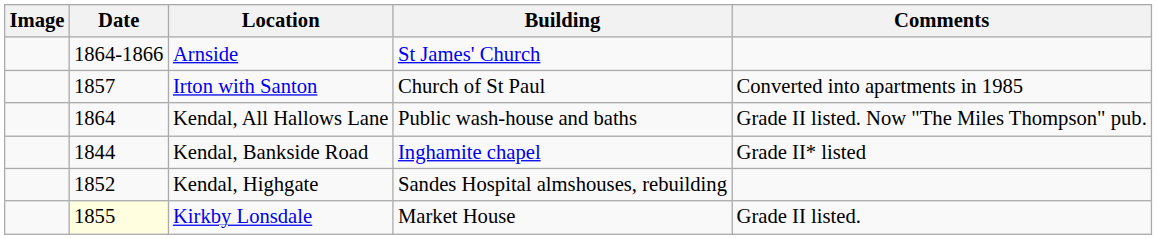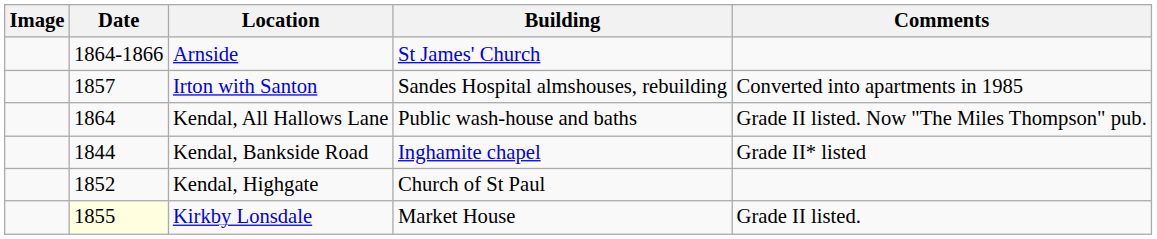(472, 86) Church of St Paul -> (562, 86) Sandes Hospital almshouses, rebuilding
(562, 184) Sandes Hospital almshouses, rebuilding -> (472, 184) Church of St Paul
